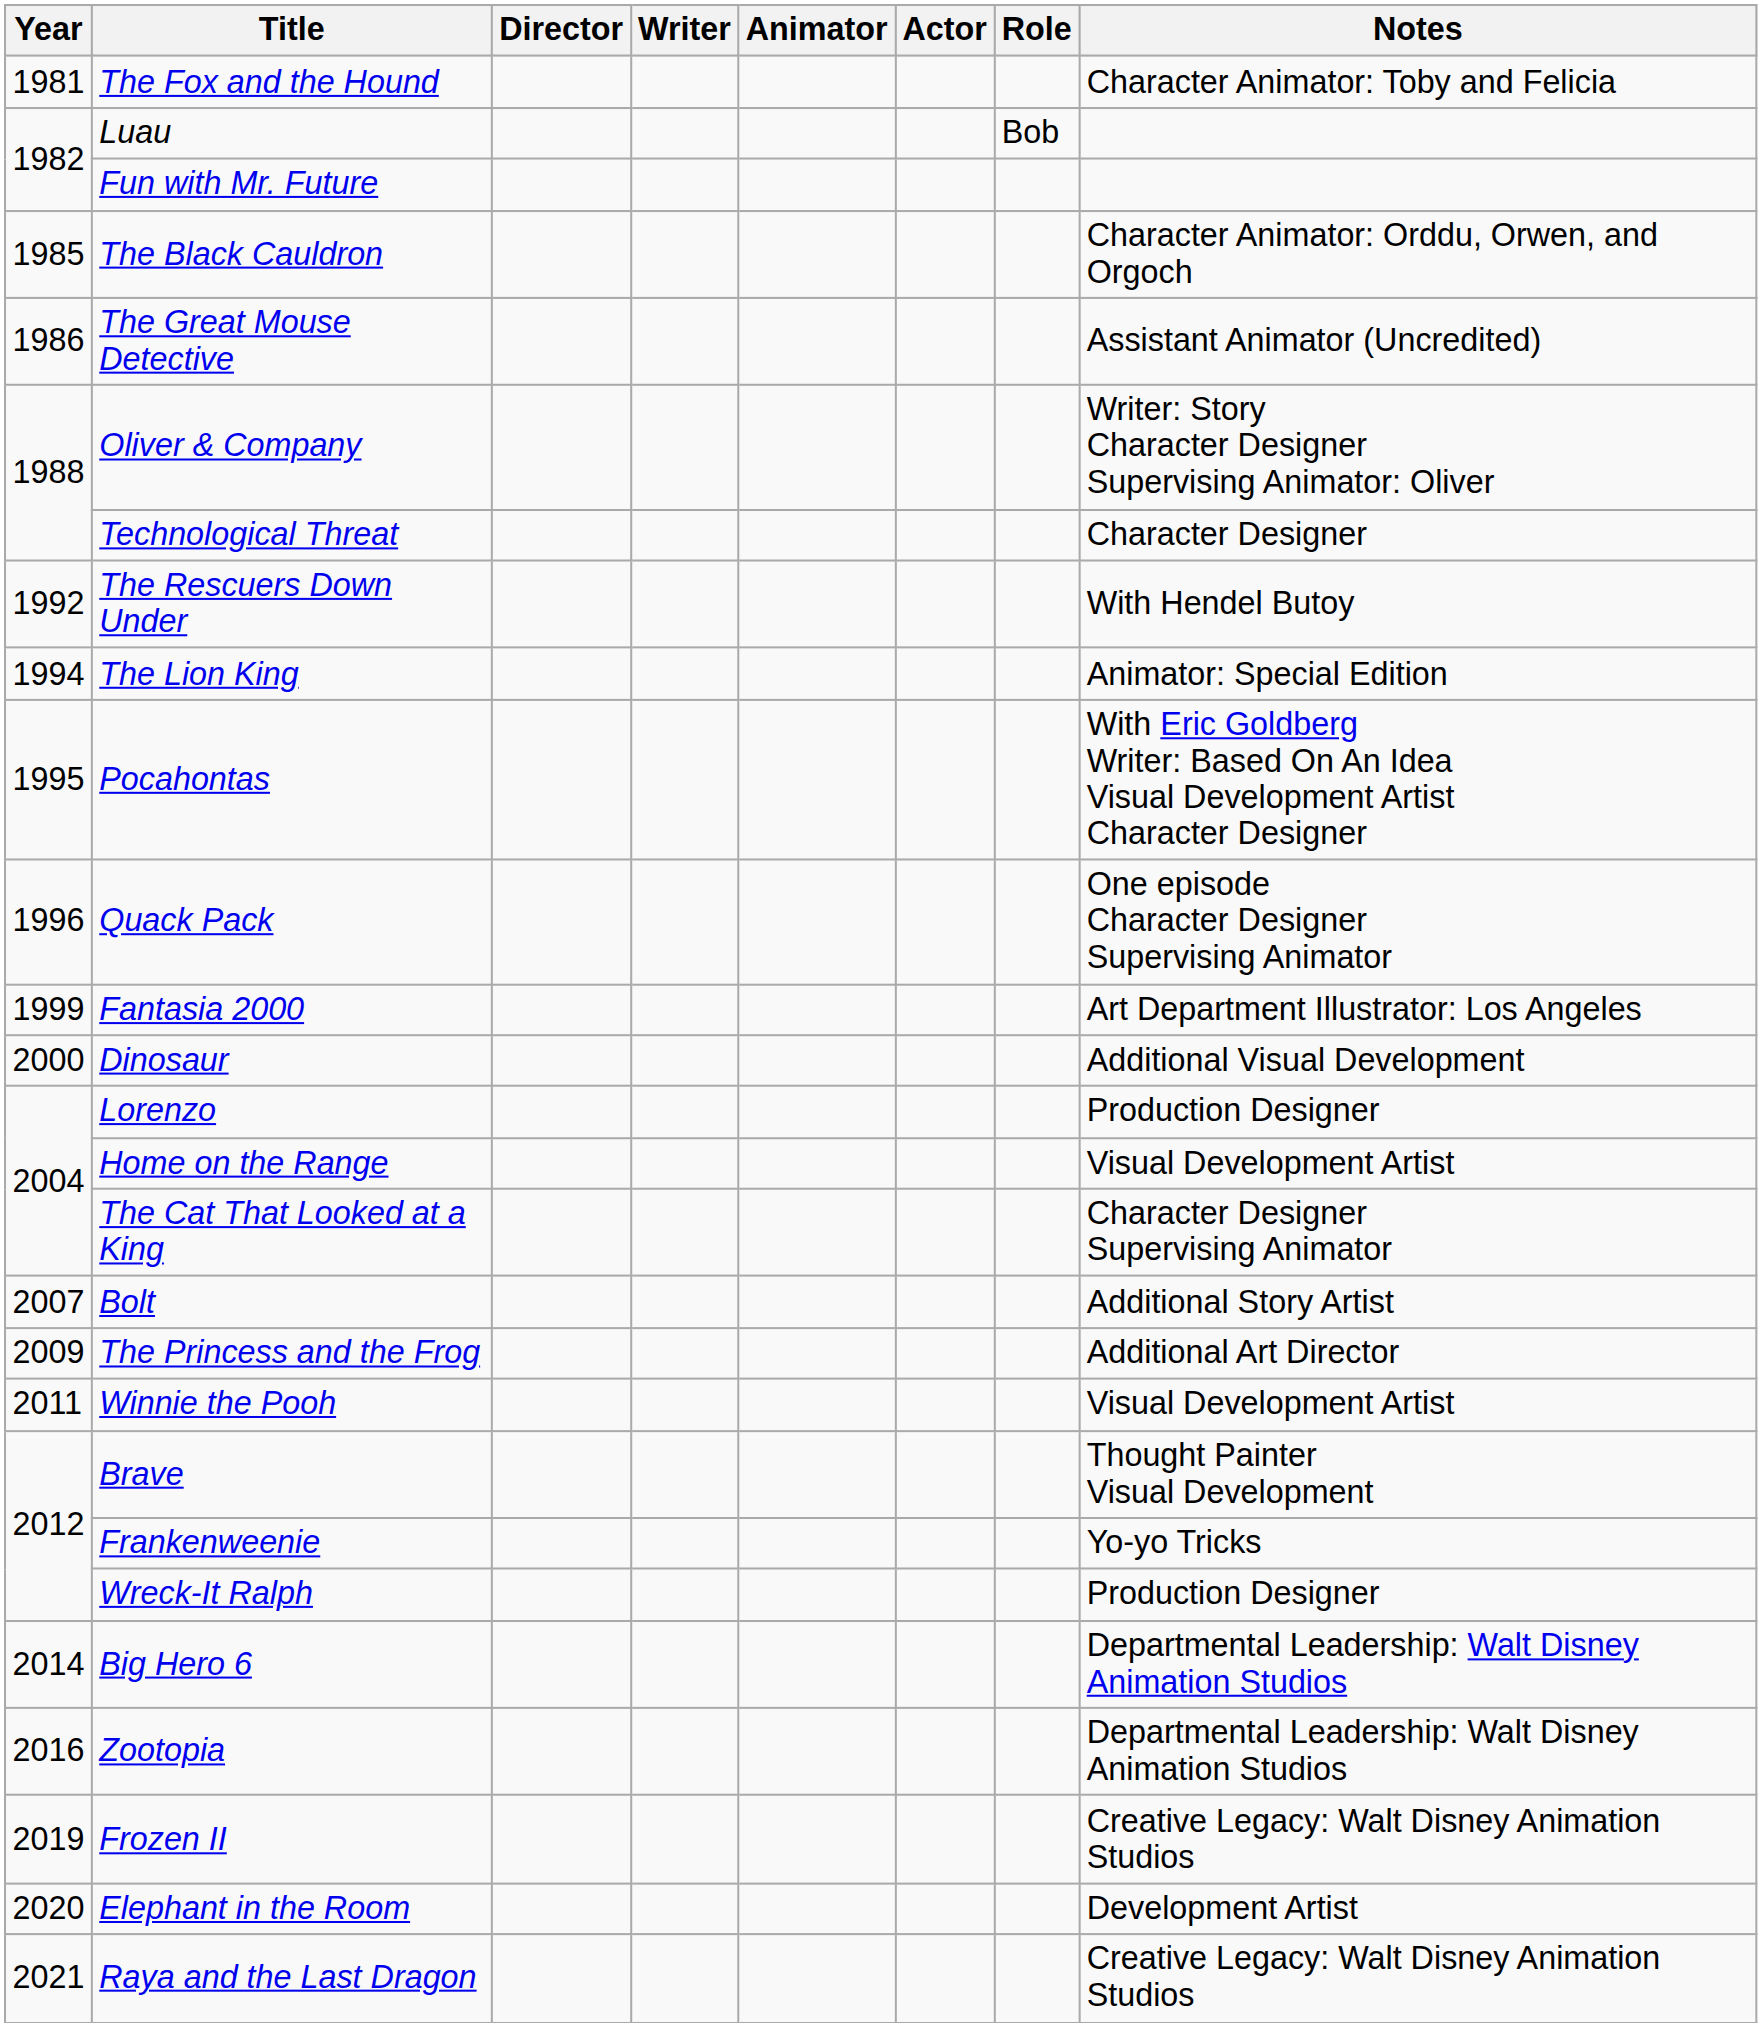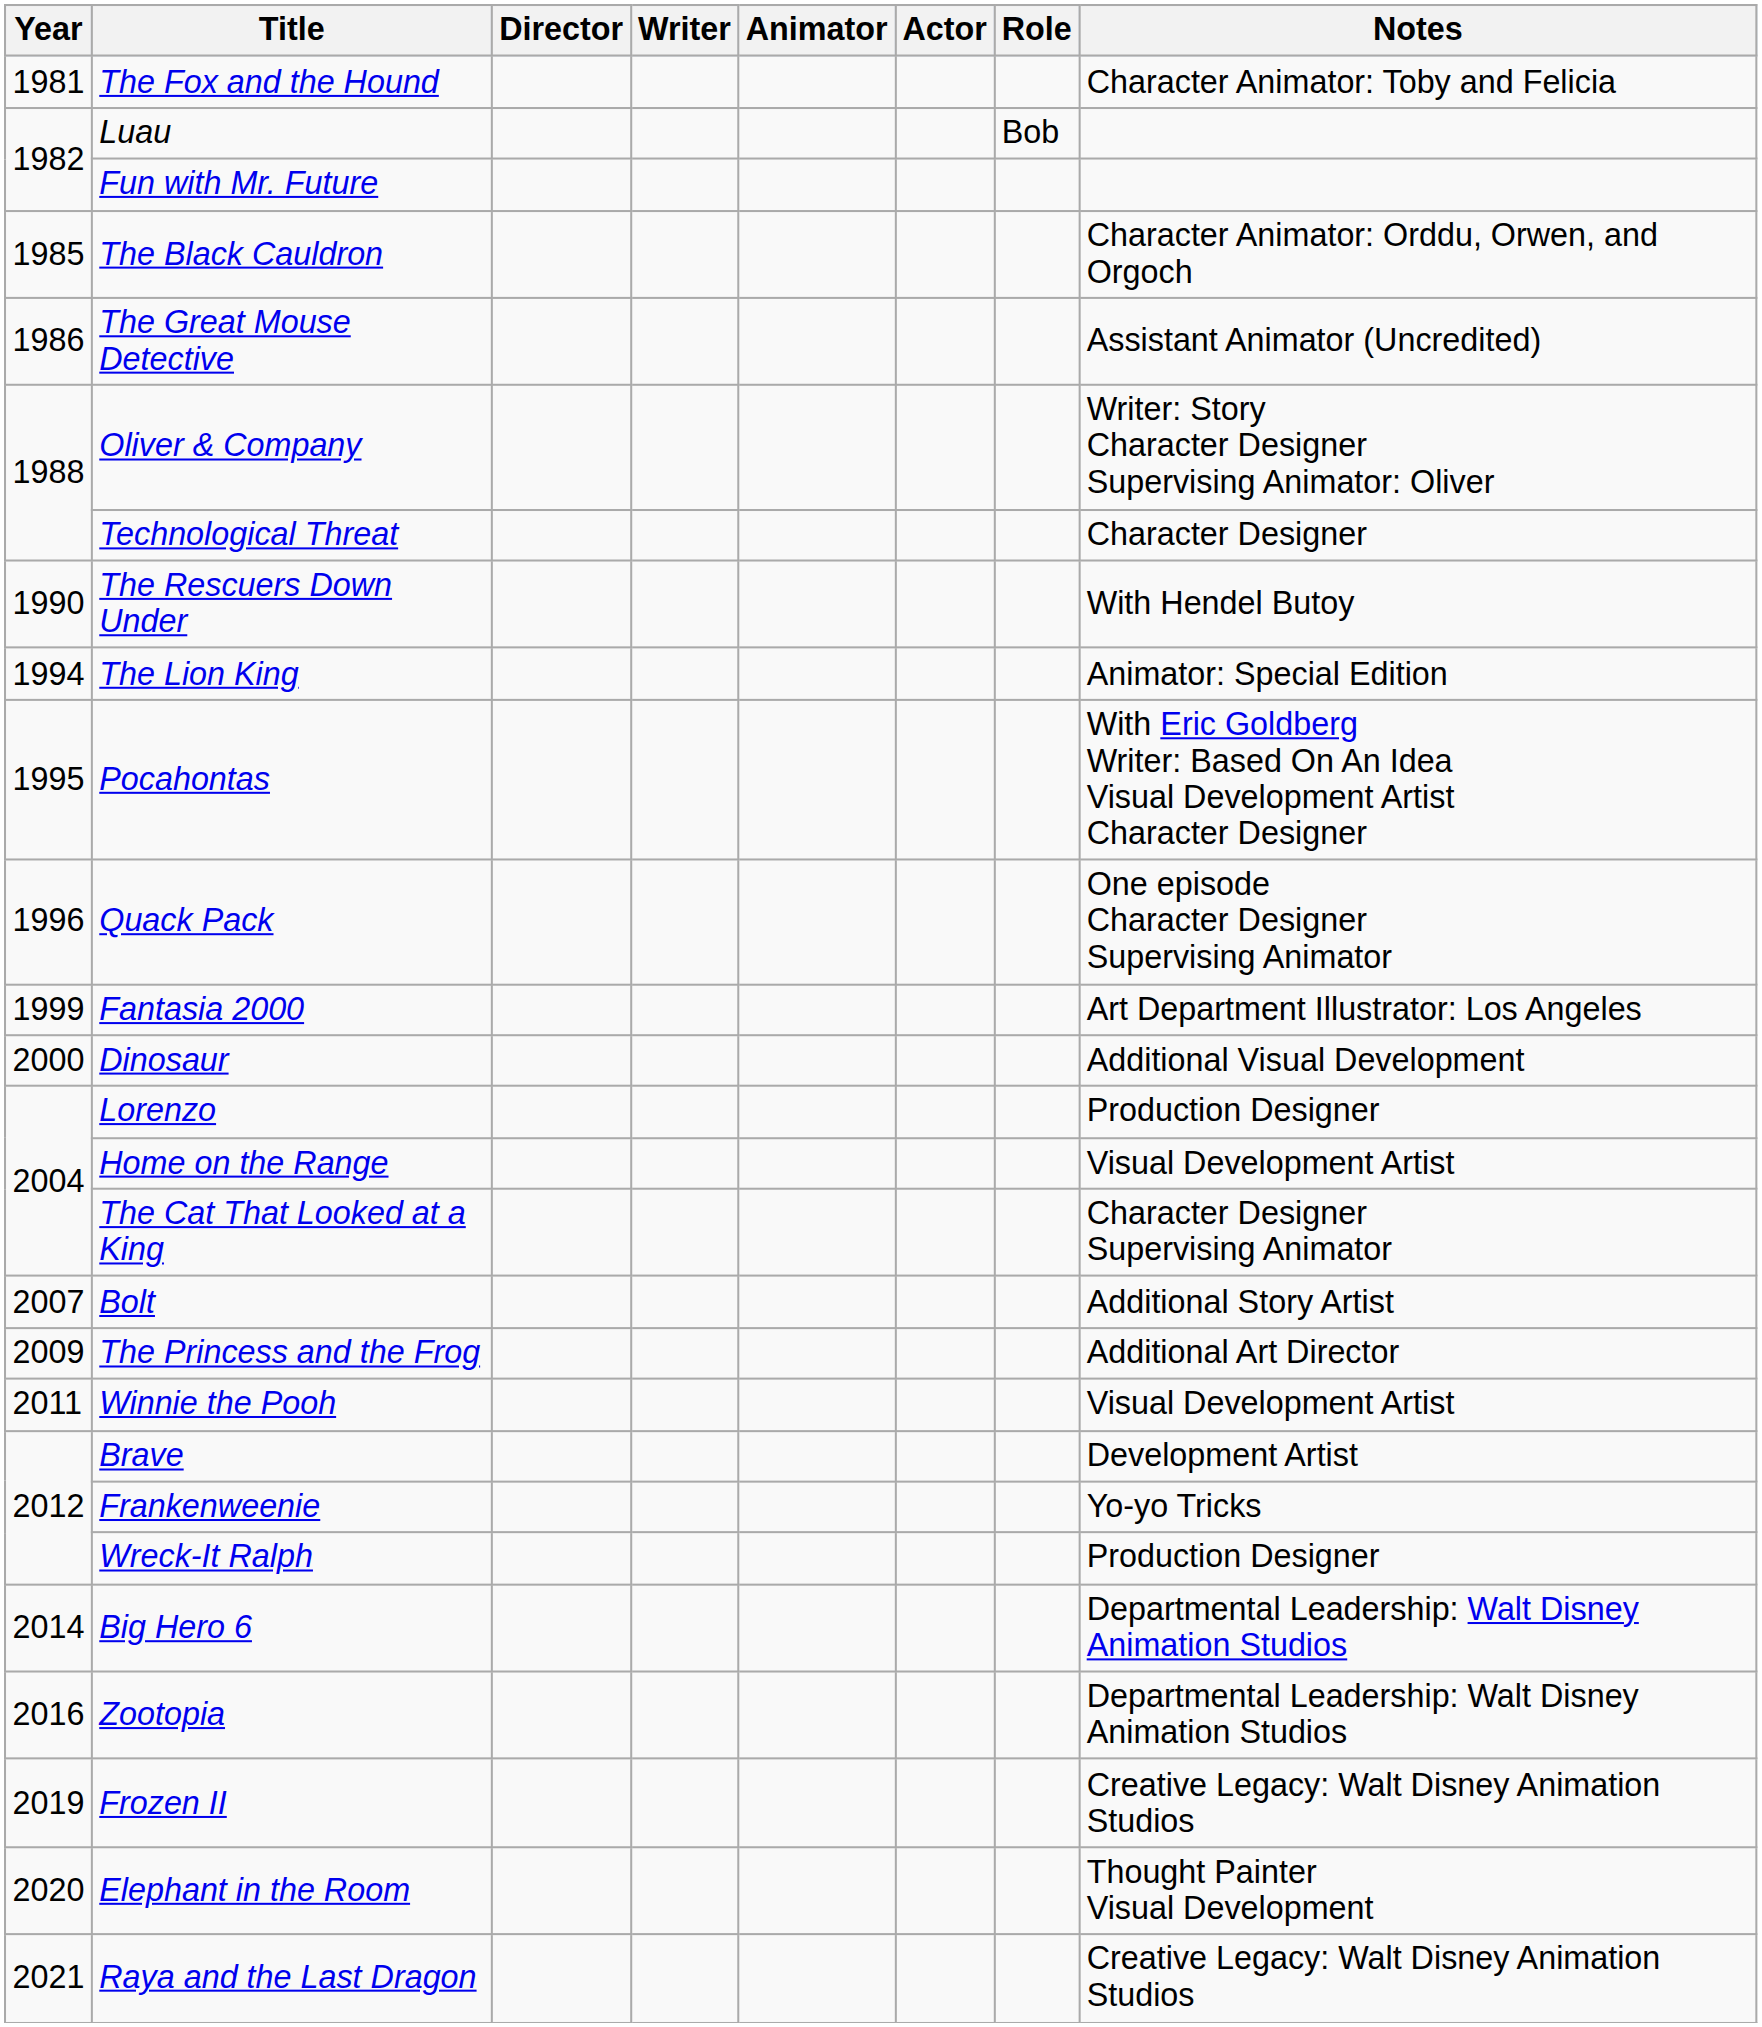(48, 603) 1992 -> (48, 603) 1990
(1230, 1473) Thought Painter Visual Development -> (1222, 1455) Development Artist
(1222, 1908) Development Artist -> (1230, 1890) Thought Painter Visual Development
